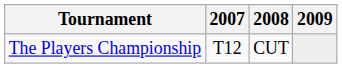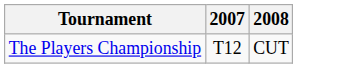- column: (315, 19)
